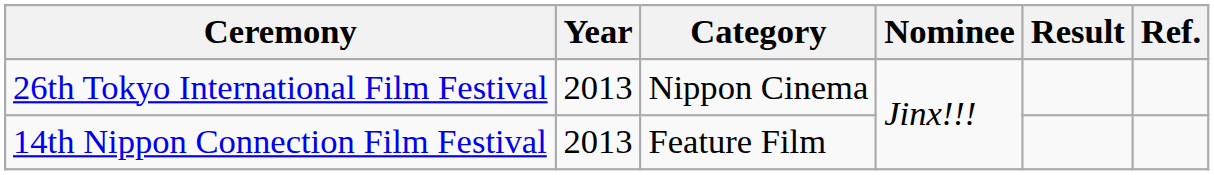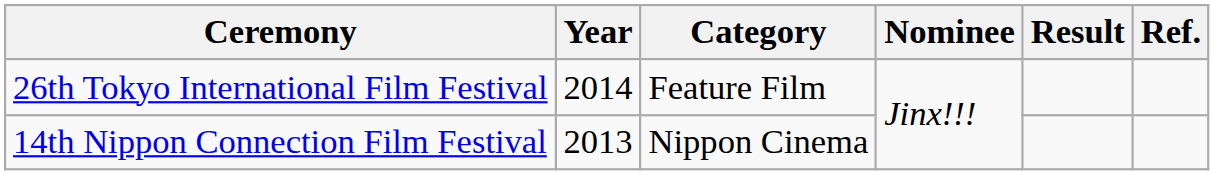(598, 86) 2013 -> (598, 86) 2014
(758, 86) Nippon Cinema -> (737, 86) Feature Film
(737, 141) Feature Film -> (758, 141) Nippon Cinema
